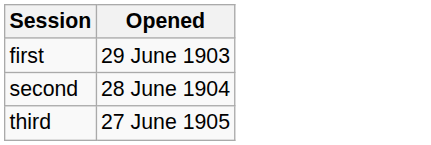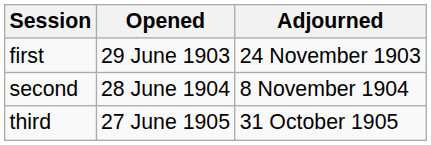+ column: (330, 21)
